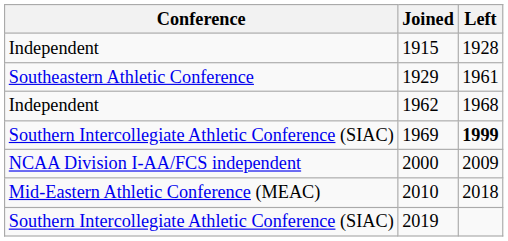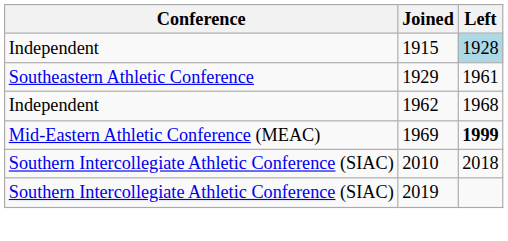(480, 47) no background -> (480, 47) lightblue background
(201, 134) Southern Intercollegiate Athletic Conference (SIAC) -> (165, 134) Mid-Eastern Athletic Conference (MEAC)
- row: (420, 163)
(165, 192) Mid-Eastern Athletic Conference (MEAC) -> (201, 163) Southern Intercollegiate Athletic Conference (SIAC)
